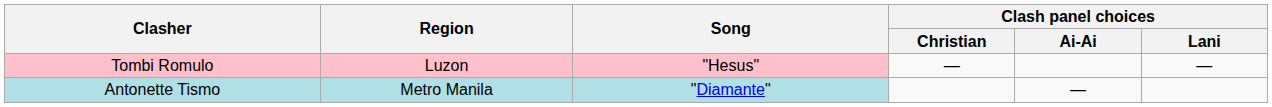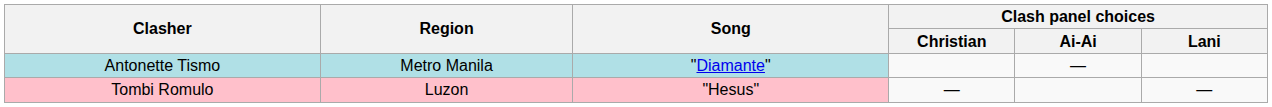rows swapped: (162, 65) <-> (162, 90)
